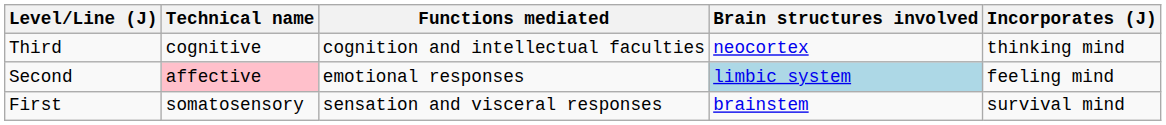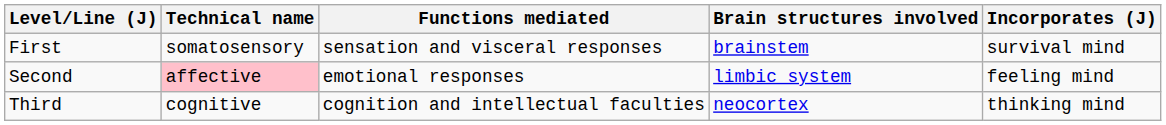rows swapped: (35, 48) <-> (35, 106)
(782, 77) lightblue background -> (782, 77) no background
